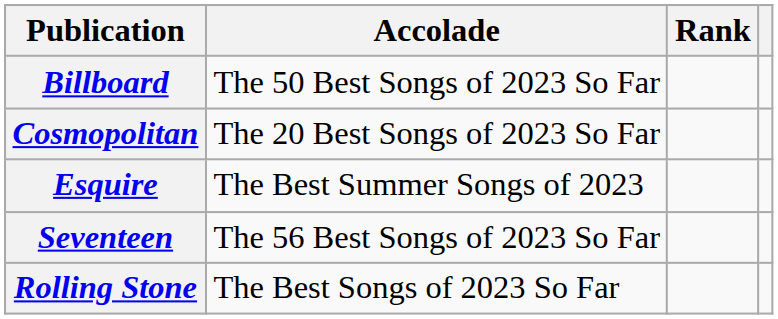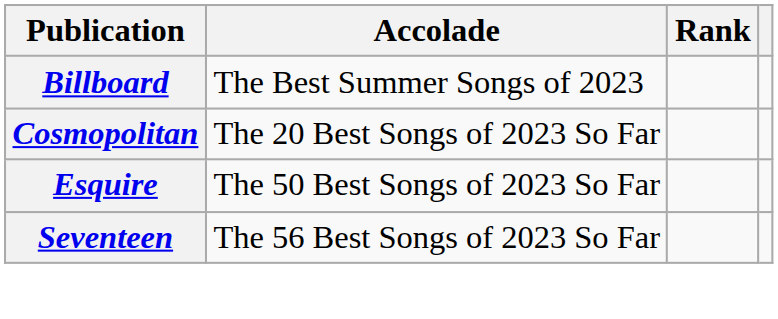(437, 81) The 50 Best Songs of 2023 So Far -> (429, 81) The Best Summer Songs of 2023
(429, 184) The Best Summer Songs of 2023 -> (437, 184) The 50 Best Songs of 2023 So Far
- row: (105, 287)
